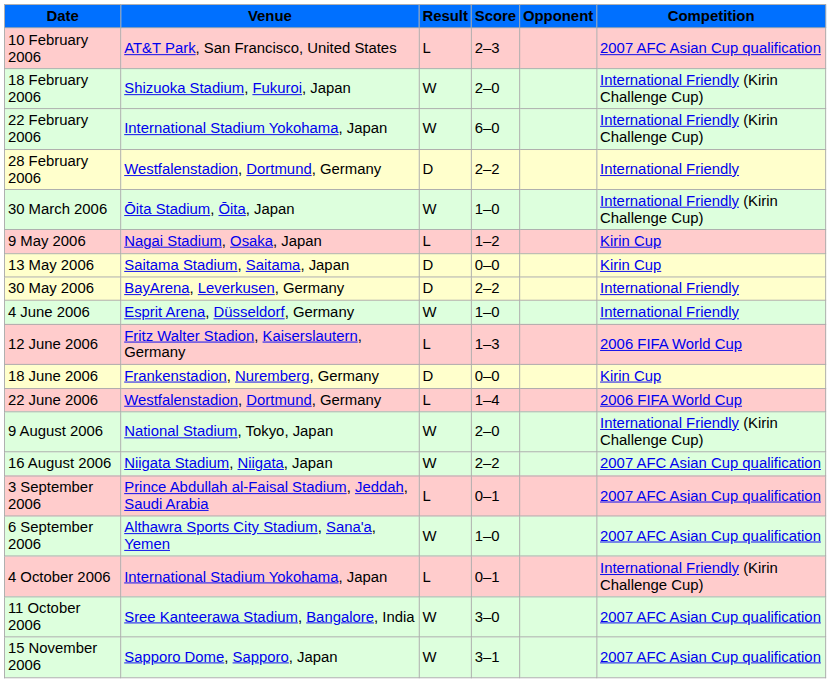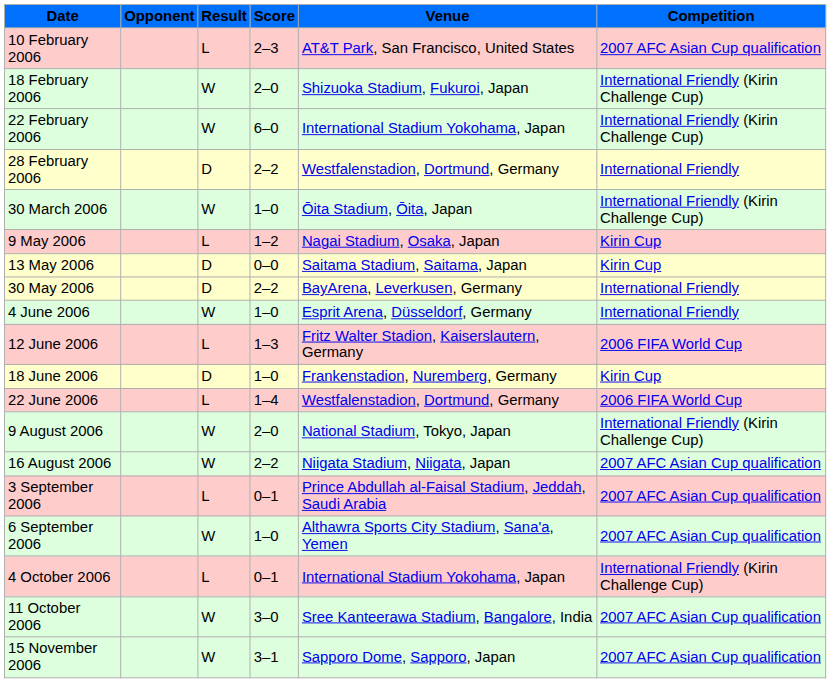columns swapped: (558, 16) <-> (270, 16)
(487, 376) 0–0 -> (266, 376) 1–0
